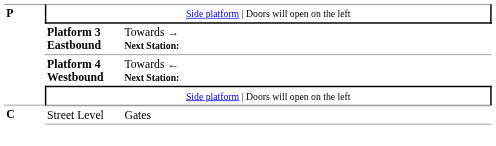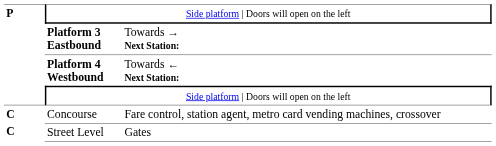+ row: (72, 114)
